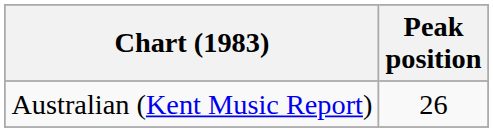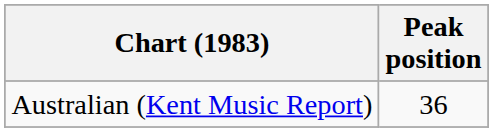(434, 103) 26 -> (434, 103) 36
